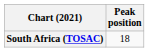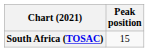(125, 39) 18 -> (125, 39) 15
